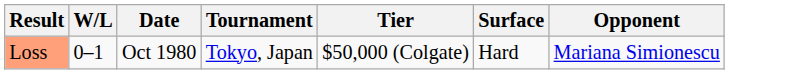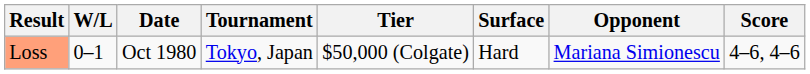+ column: (764, 20)
